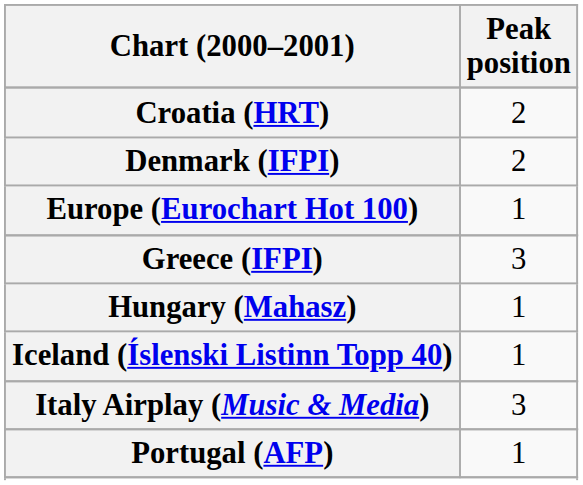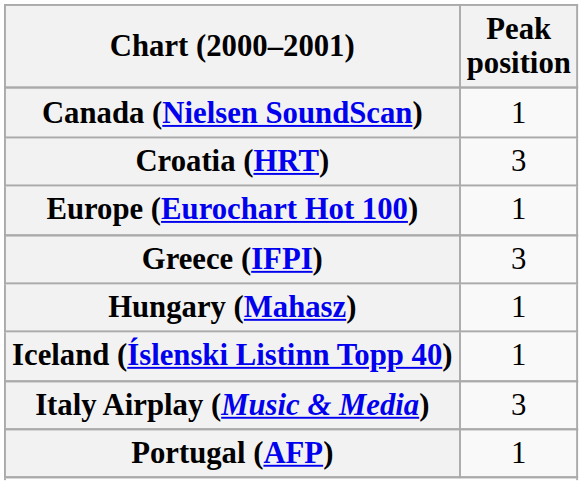+ row: (232, 112)
(519, 112) 2 -> (519, 160) 3
- row: (232, 160)
